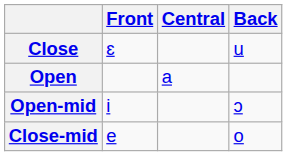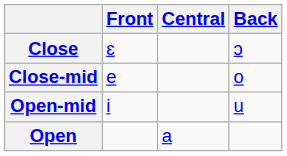(239, 48) u -> (238, 48) ɔ
rows swapped: (53, 135) <-> (53, 77)
(238, 106) ɔ -> (239, 106) u
